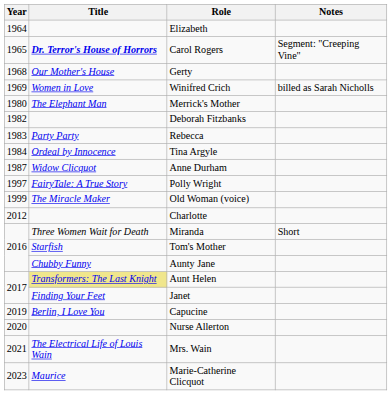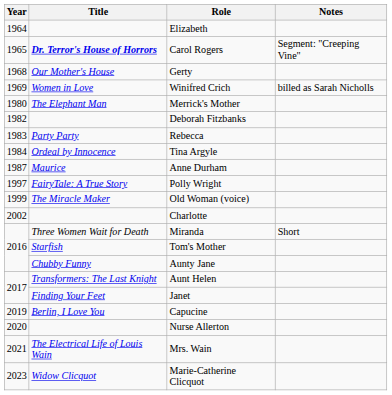(64, 167) Widow Clicquot -> (49, 167) Maurice
(17, 215) 2012 -> (17, 215) 2002
(94, 279) khaki background -> (94, 279) no background
(49, 376) Maurice -> (64, 376) Widow Clicquot
